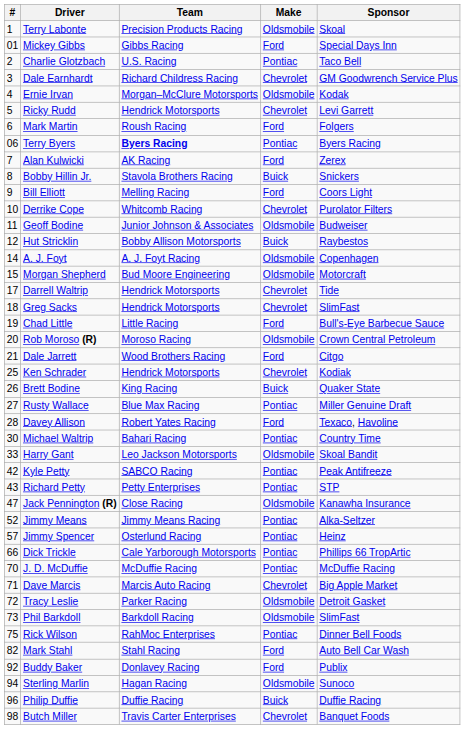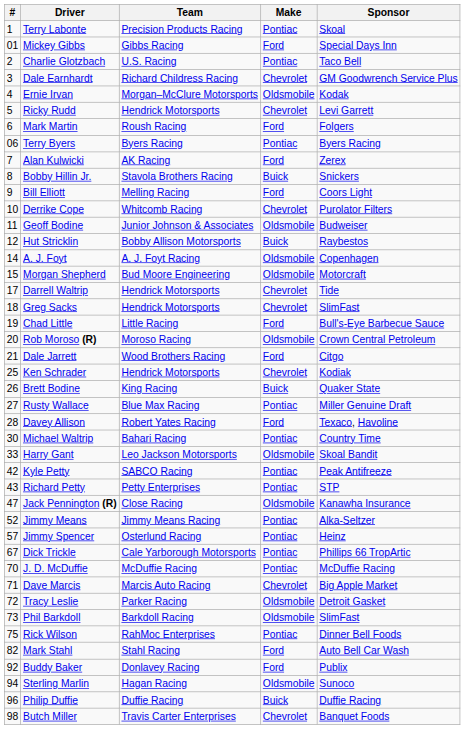(289, 29) Oldsmobile -> (280, 29) Pontiac
(154, 144) bold -> (152, 144) normal
(12, 553) 66 -> (12, 553) 67
